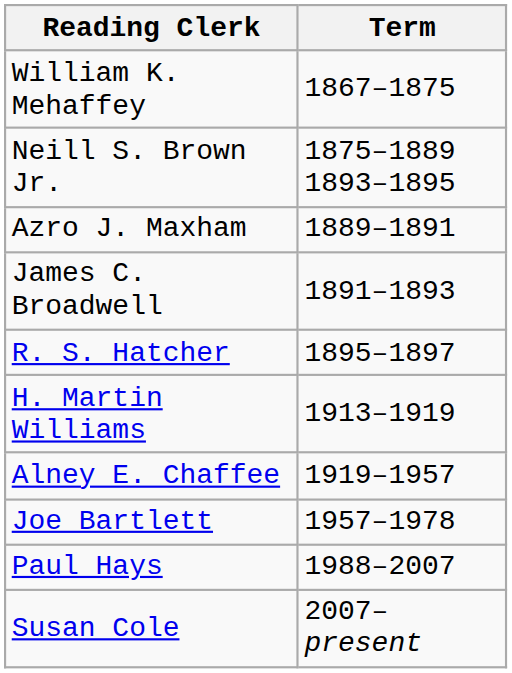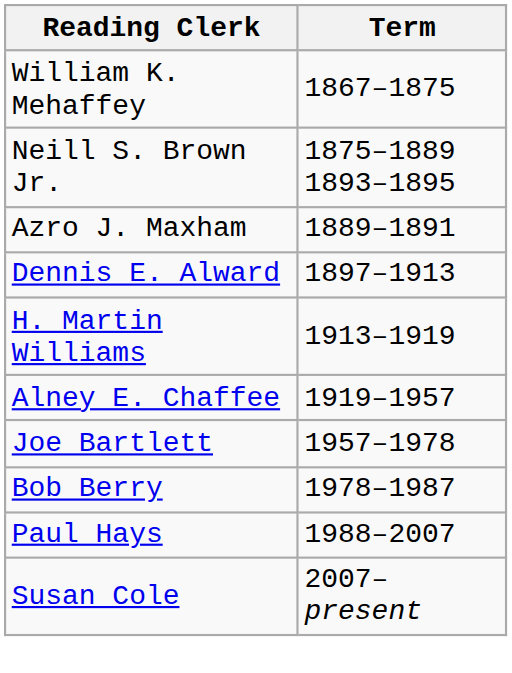- row: (87, 291)
- row: (121, 352)
+ row: (146, 275)
+ row: (87, 489)
